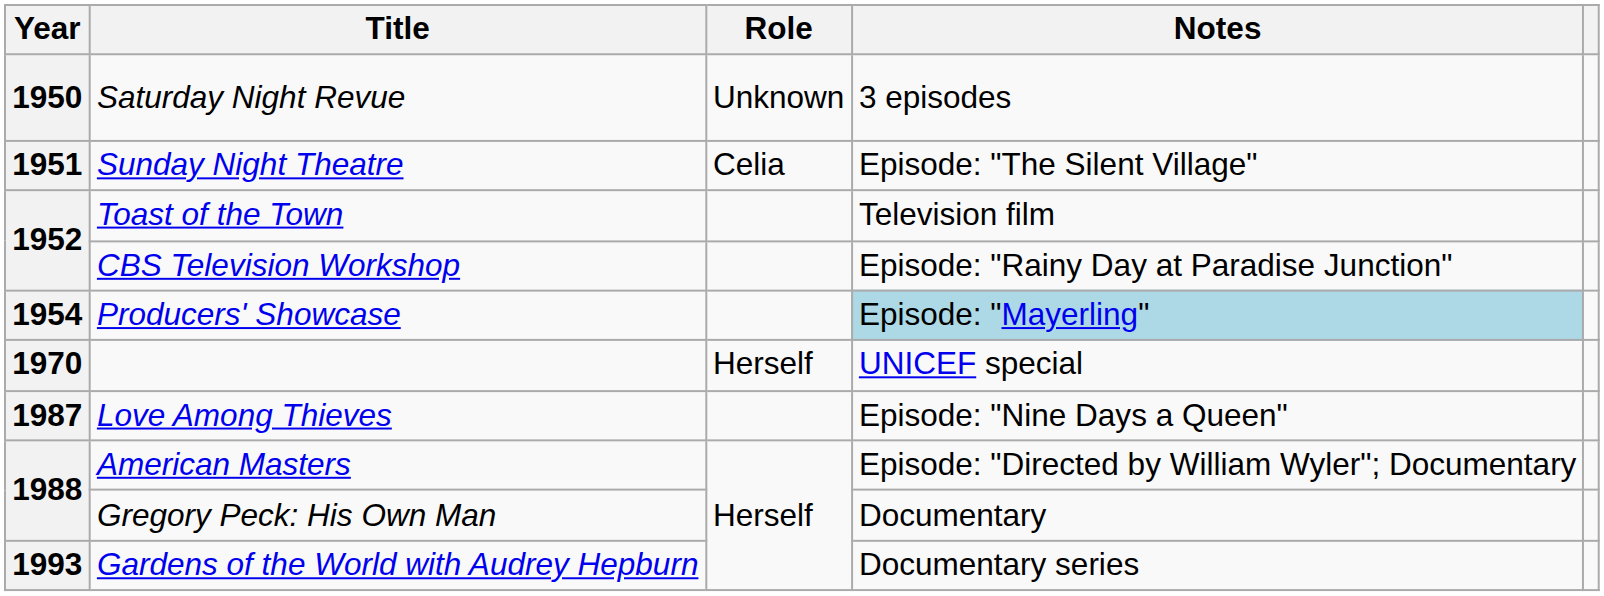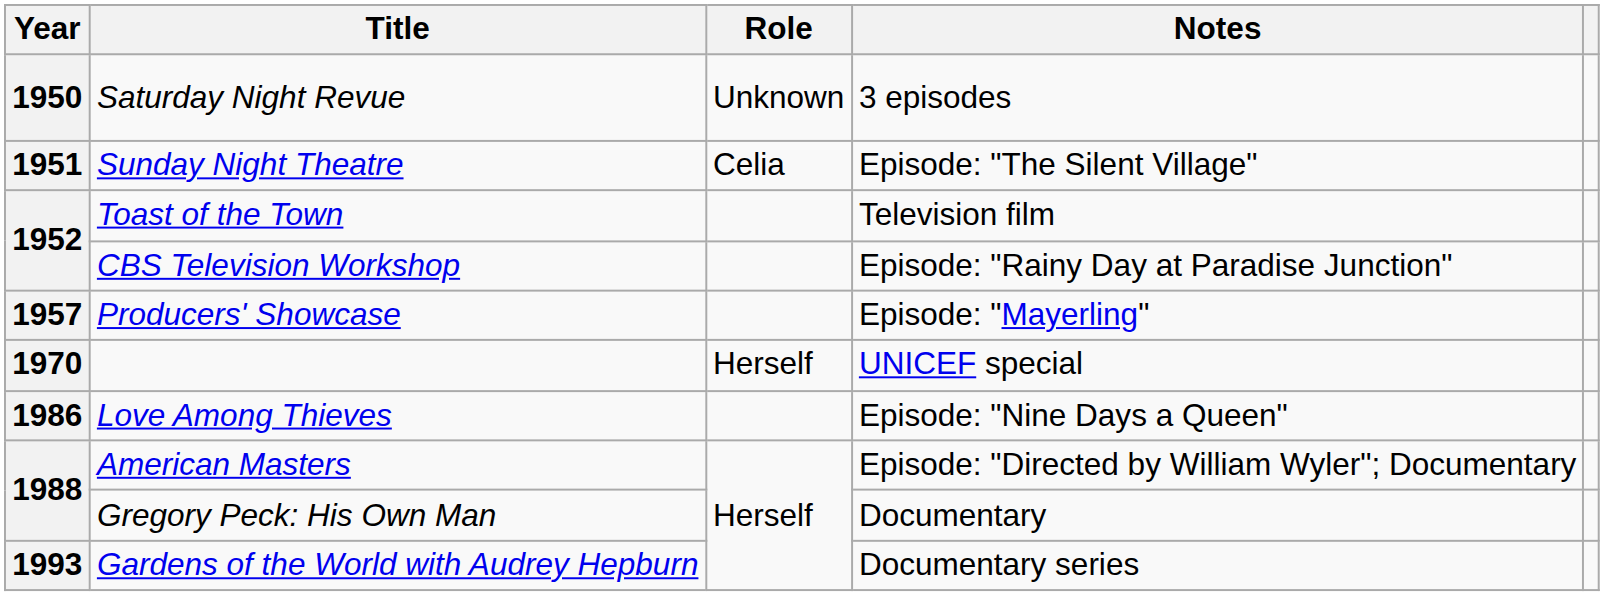(47, 314) 1954 -> (47, 314) 1957
(1004, 314) lightblue background -> (1004, 314) no background
(47, 414) 1987 -> (47, 414) 1986
